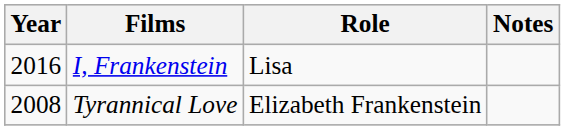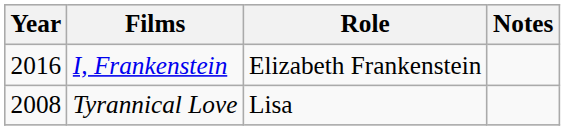(271, 64) Lisa -> (365, 64) Elizabeth Frankenstein
(365, 104) Elizabeth Frankenstein -> (271, 104) Lisa
